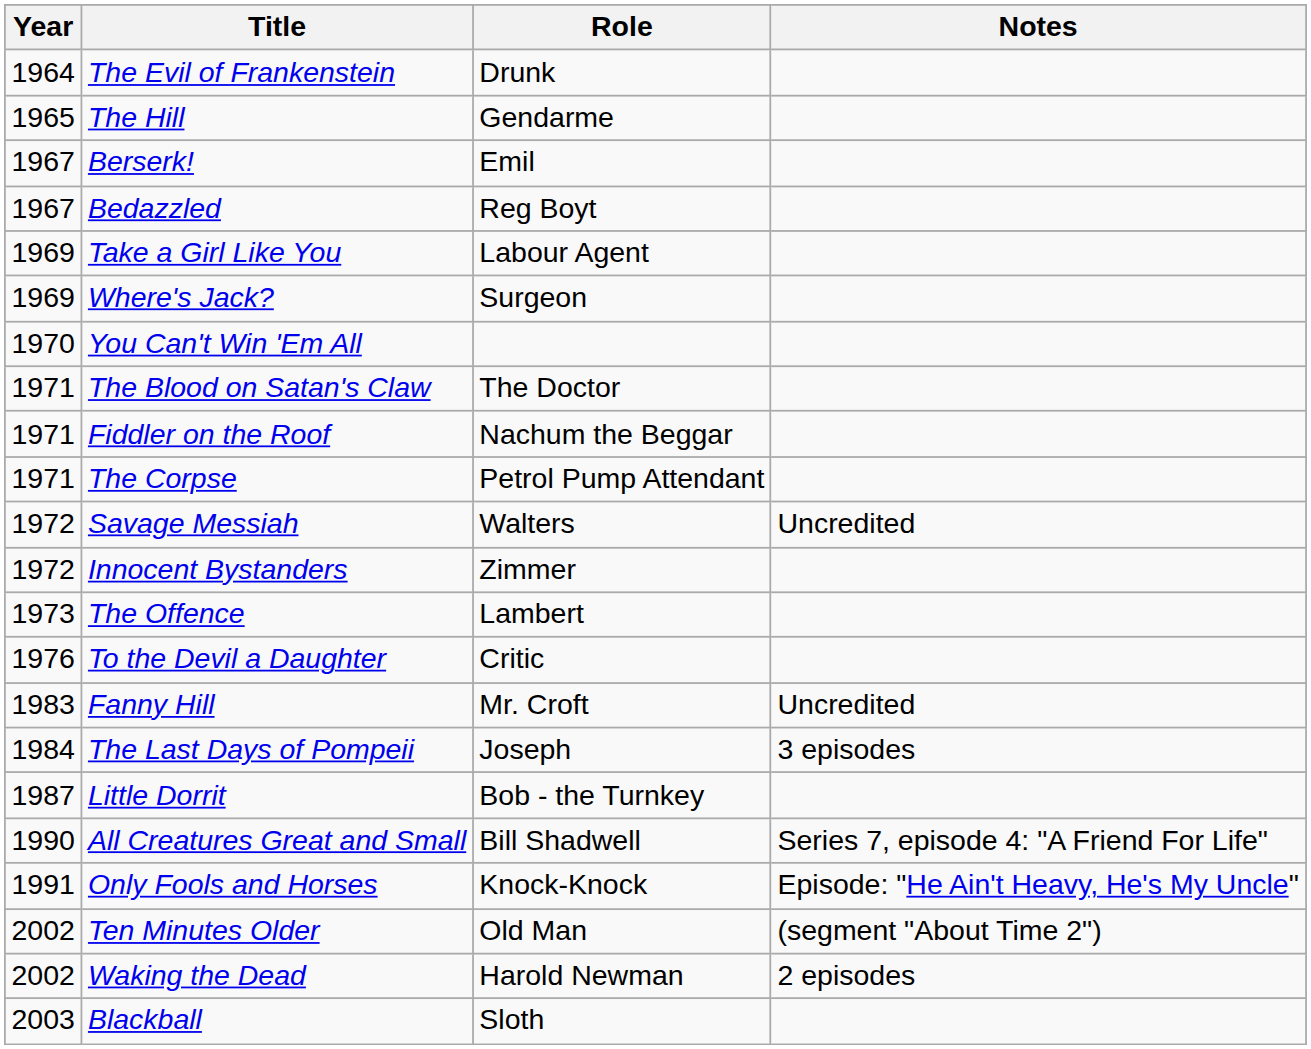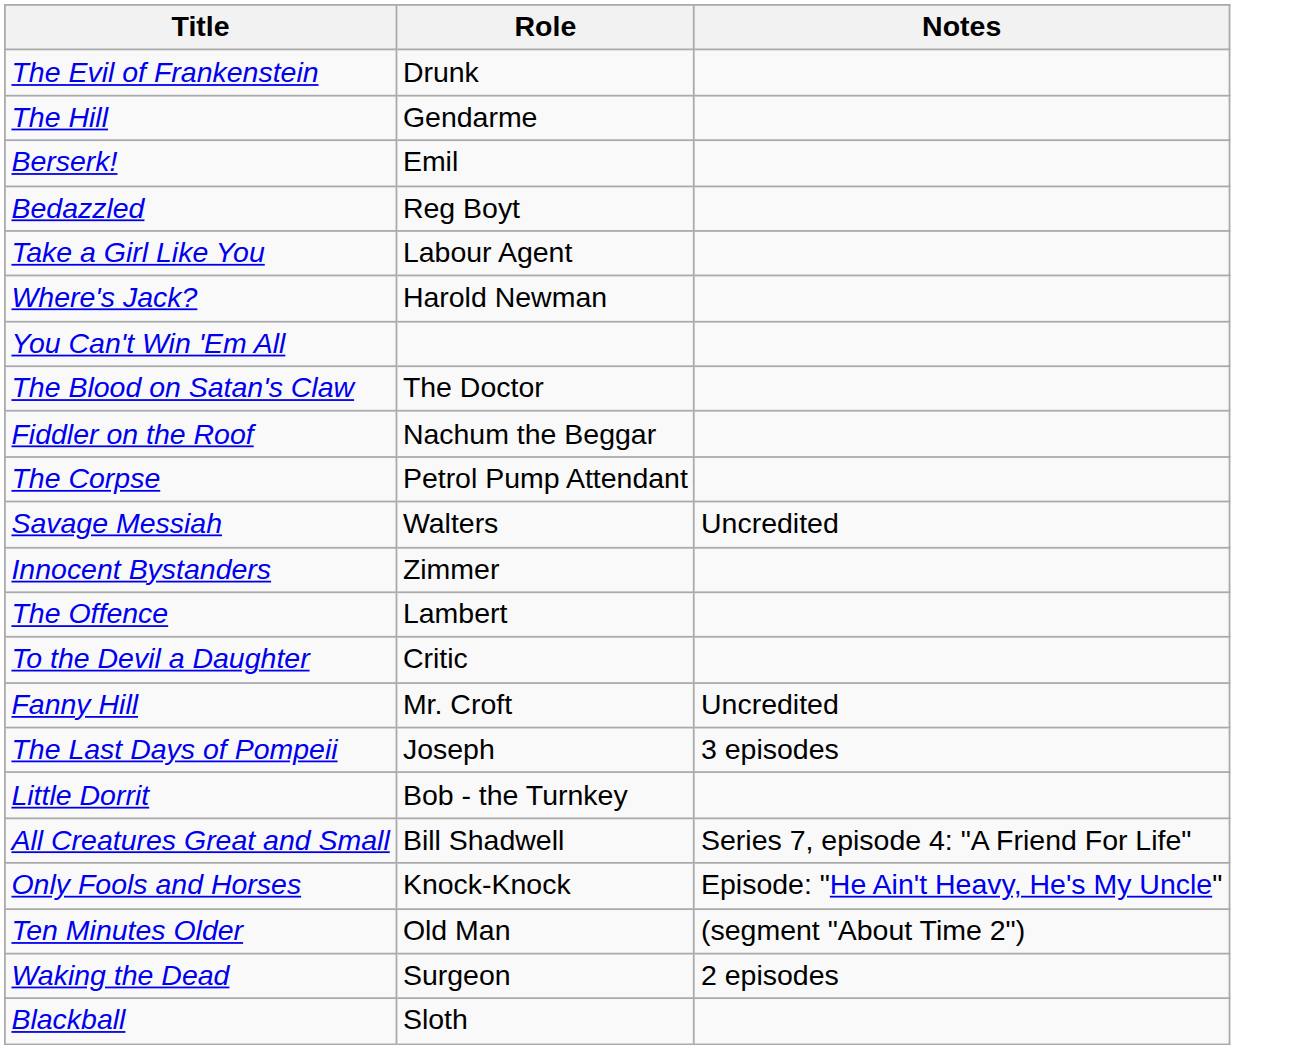- column: (43, 27)
(533, 298) Surgeon -> (505, 298) Harold Newman
(581, 975) Harold Newman -> (457, 975) Surgeon
